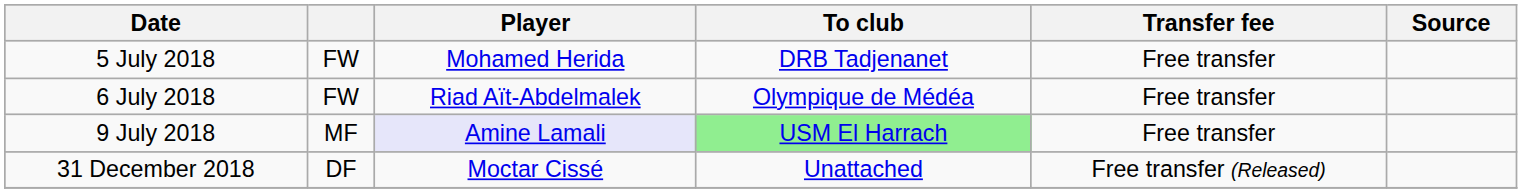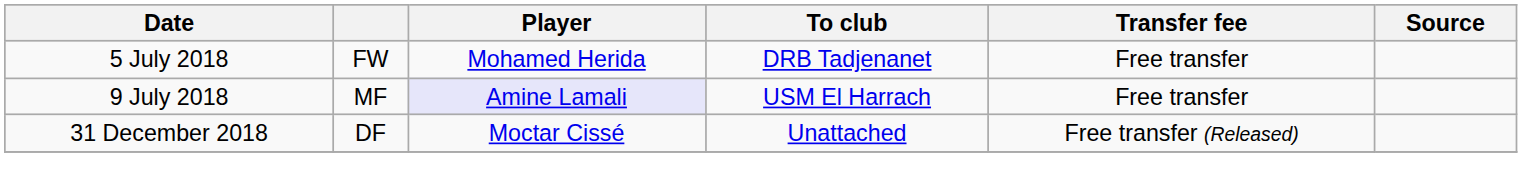- row: (156, 96)
(863, 133) lightgreen background -> (847, 96) no background
